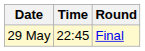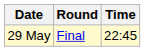columns swapped: (73, 14) <-> (116, 14)
